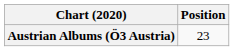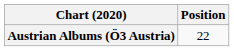(203, 35) 23 -> (203, 35) 22
